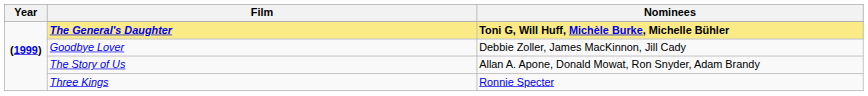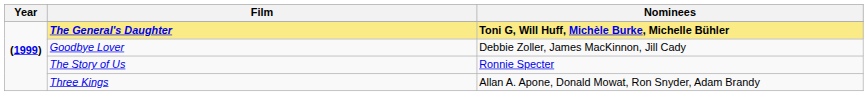(620, 64) Allan A. Apone, Donald Mowat, Ron Snyder, Adam Brandy -> (517, 64) Ronnie Specter
(517, 82) Ronnie Specter -> (620, 82) Allan A. Apone, Donald Mowat, Ron Snyder, Adam Brandy
